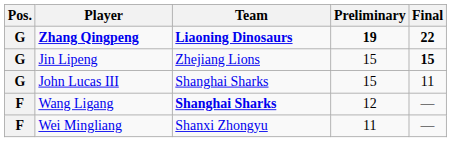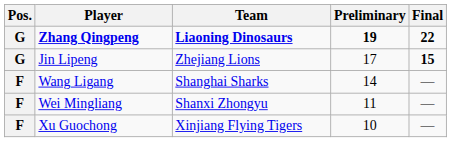(370, 59) 15 -> (370, 59) 17
- row: (79, 81)
(226, 103) bold -> (222, 81) normal
(370, 103) 12 -> (370, 81) 14
+ row: (78, 125)
